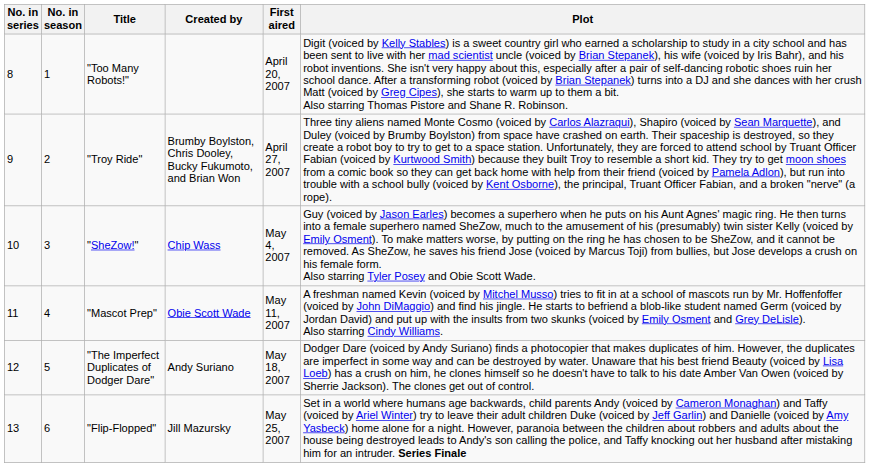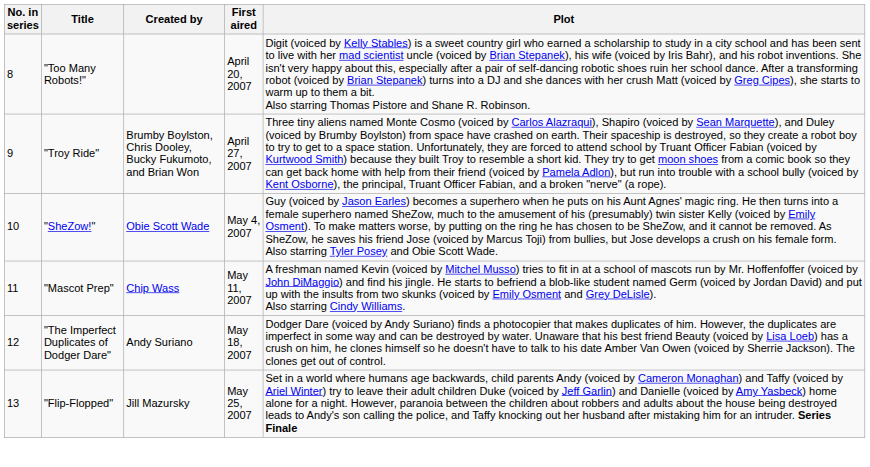- column: (63, 19)
(194, 245) Chip Wass -> (168, 227) Obie Scott Wade
(209, 313) Obie Scott Wade -> (153, 288) Chip Wass
